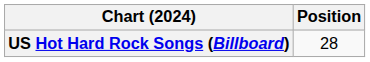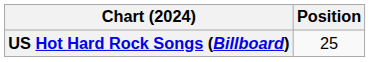(329, 43) 28 -> (329, 43) 25
